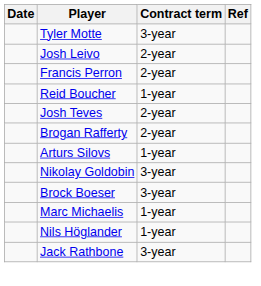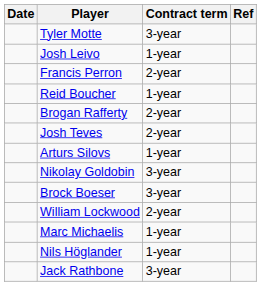(158, 53) 2-year -> (163, 53) 1-year
rows swapped: (84, 133) <-> (71, 113)
+ row: (90, 212)
